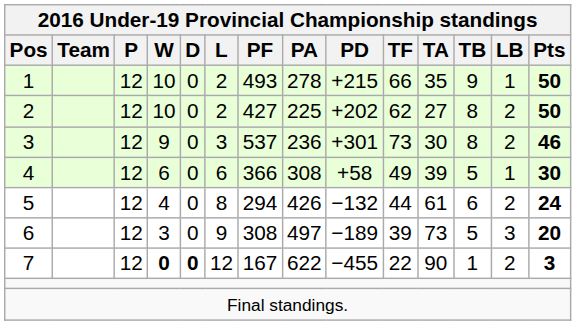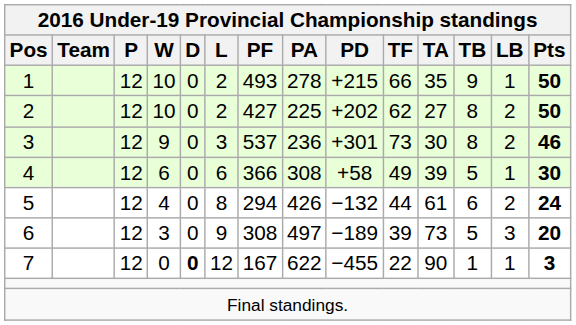(164, 264) bold -> (164, 264) normal
(510, 264) 2 -> (510, 264) 1
